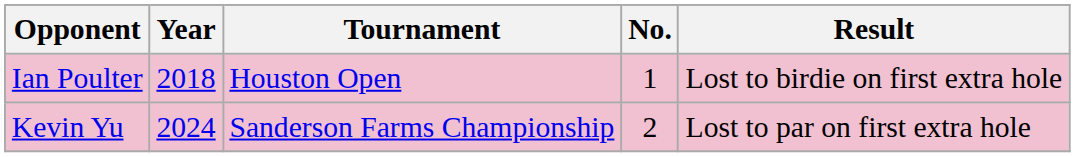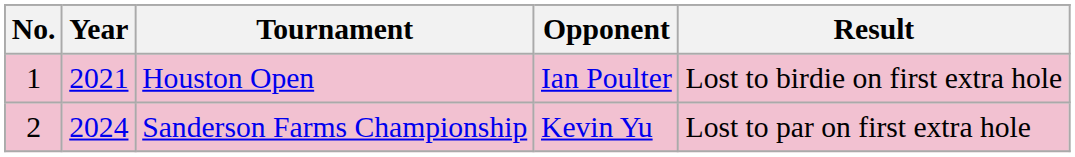columns swapped: (650, 29) <-> (77, 29)
(186, 77) 2018 -> (99, 77) 2021
